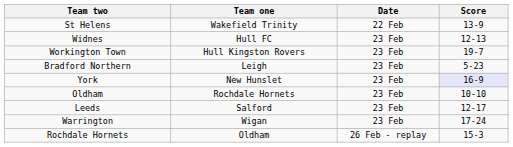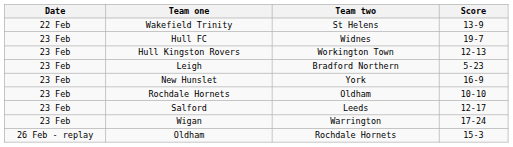columns swapped: (388, 11) <-> (88, 11)
(473, 39) 12-13 -> (473, 39) 19-7
(473, 53) 19-7 -> (473, 53) 12-13
(473, 80) lavender background -> (473, 80) no background
